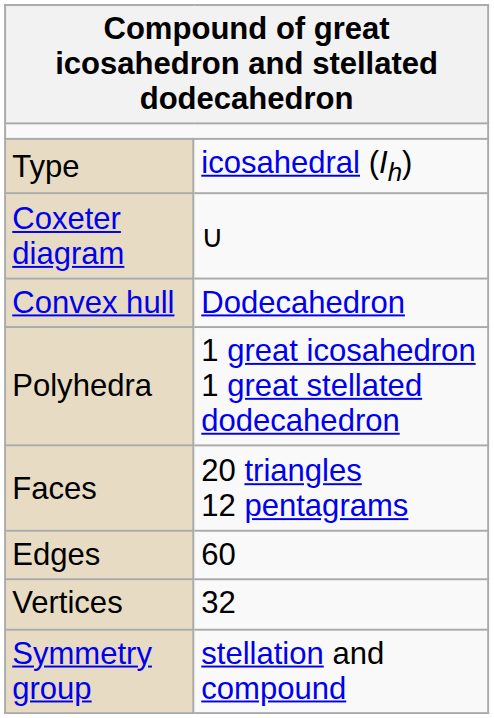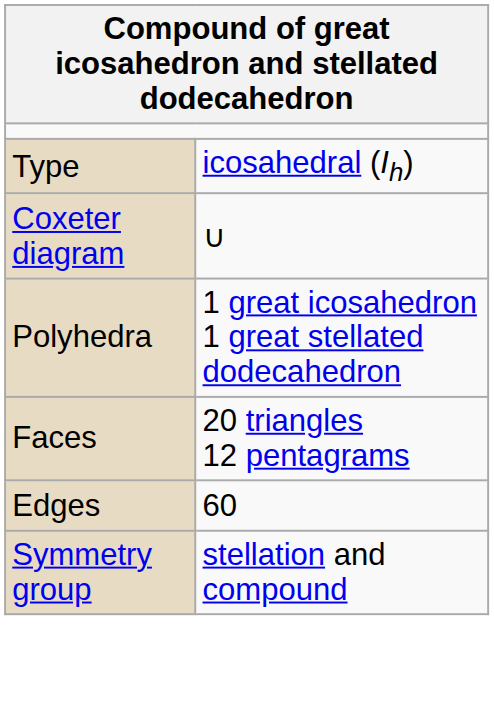- row: (93, 302)
- row: (67, 603)
